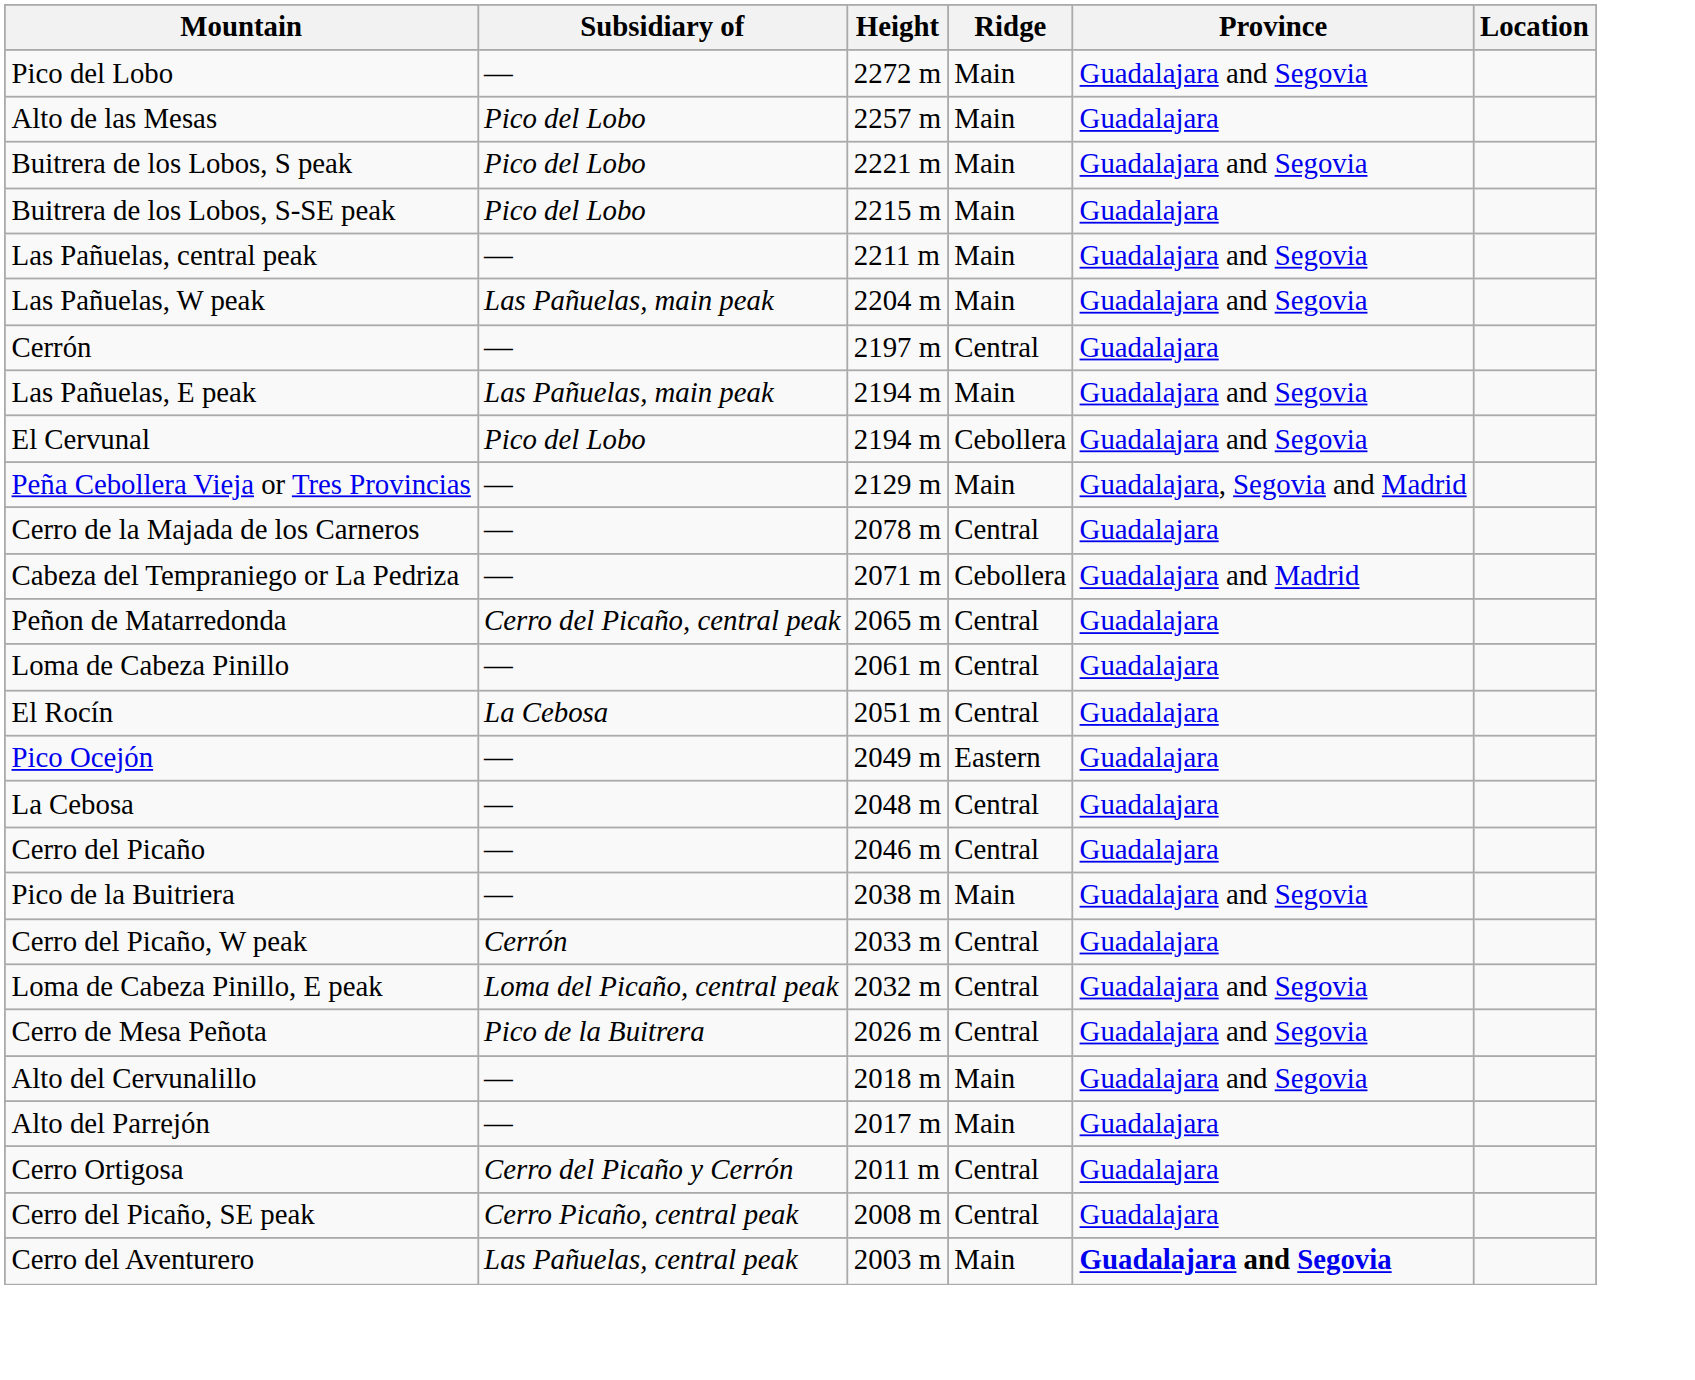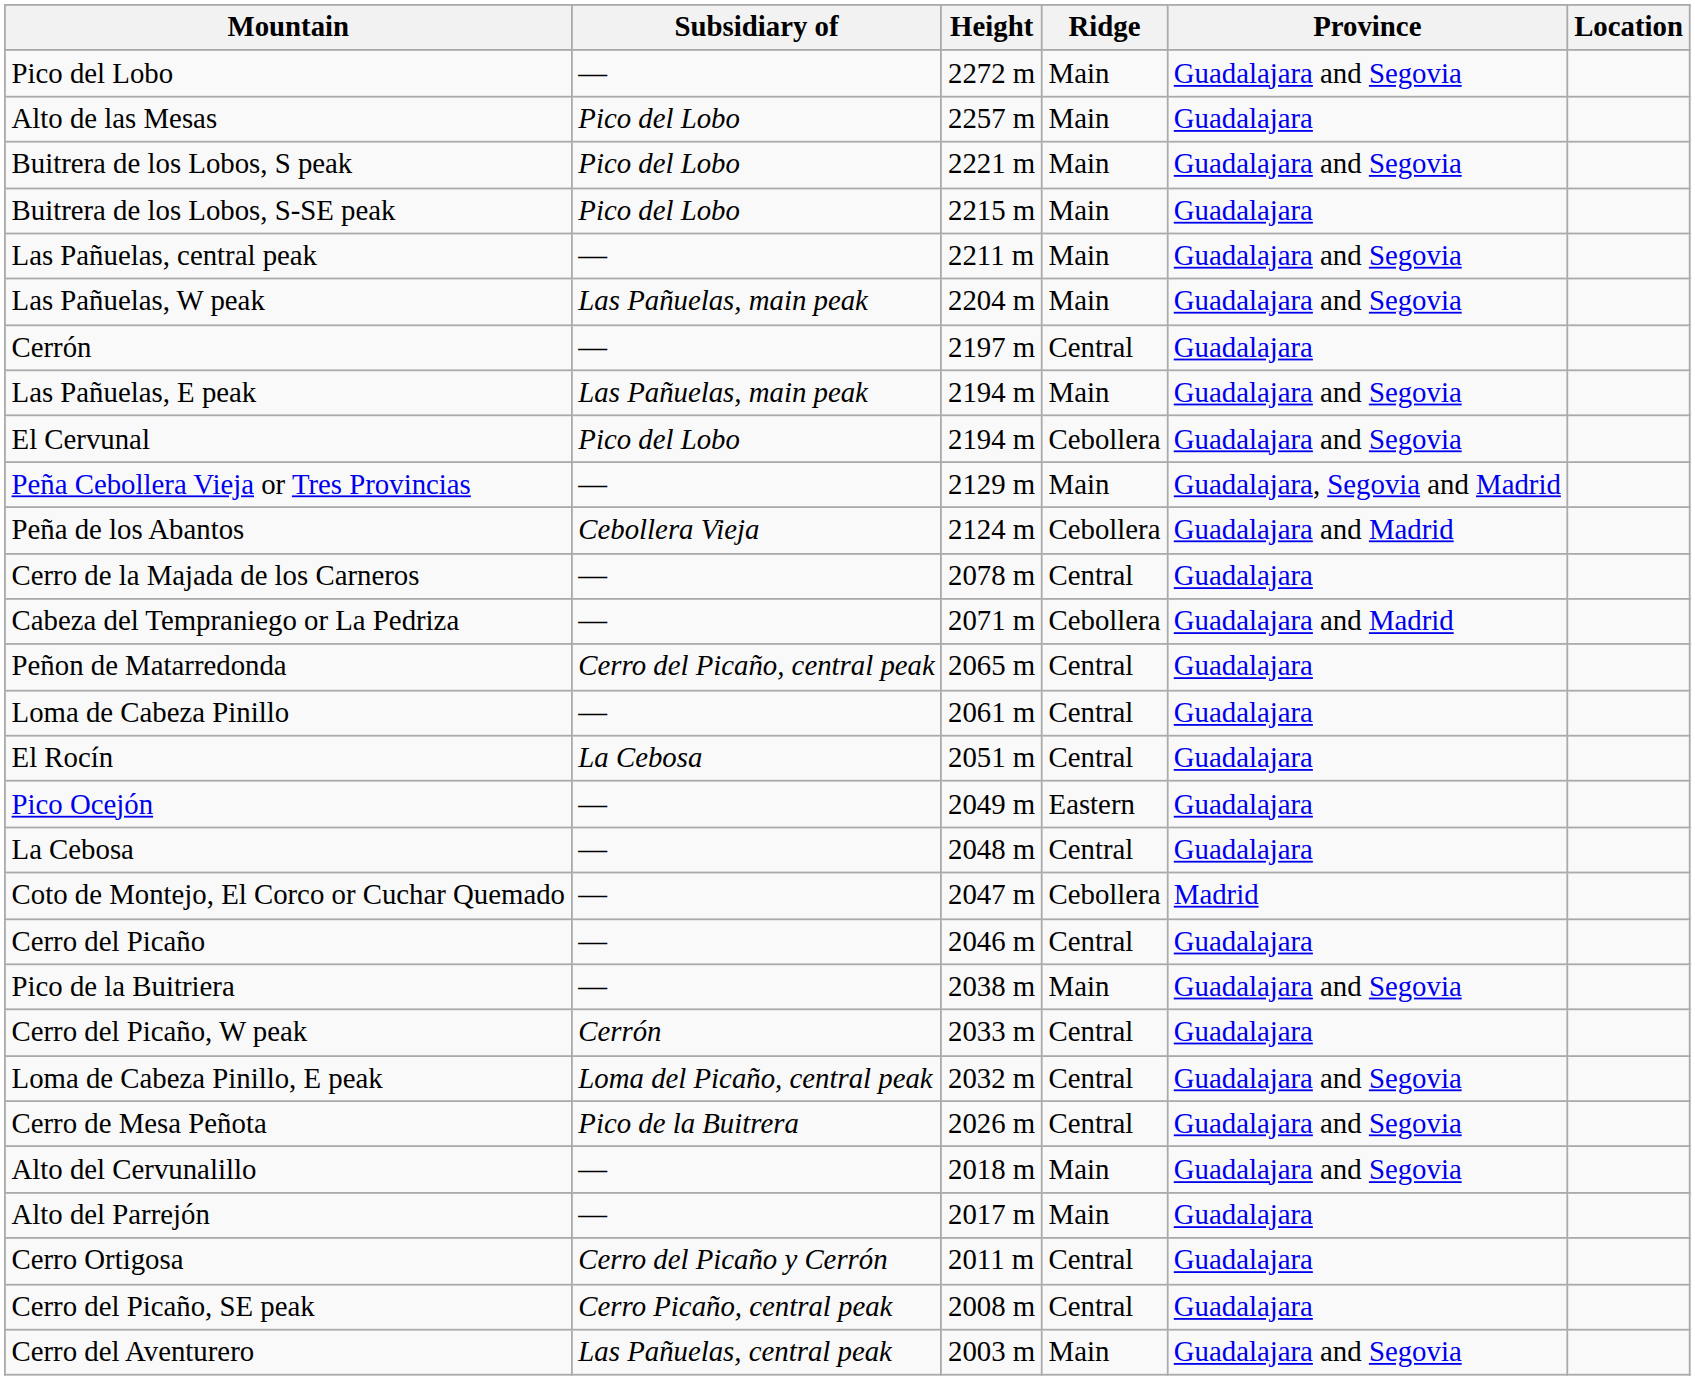+ row: (128, 529)
+ row: (288, 895)
(1236, 1260) bold -> (1318, 1351) normal
